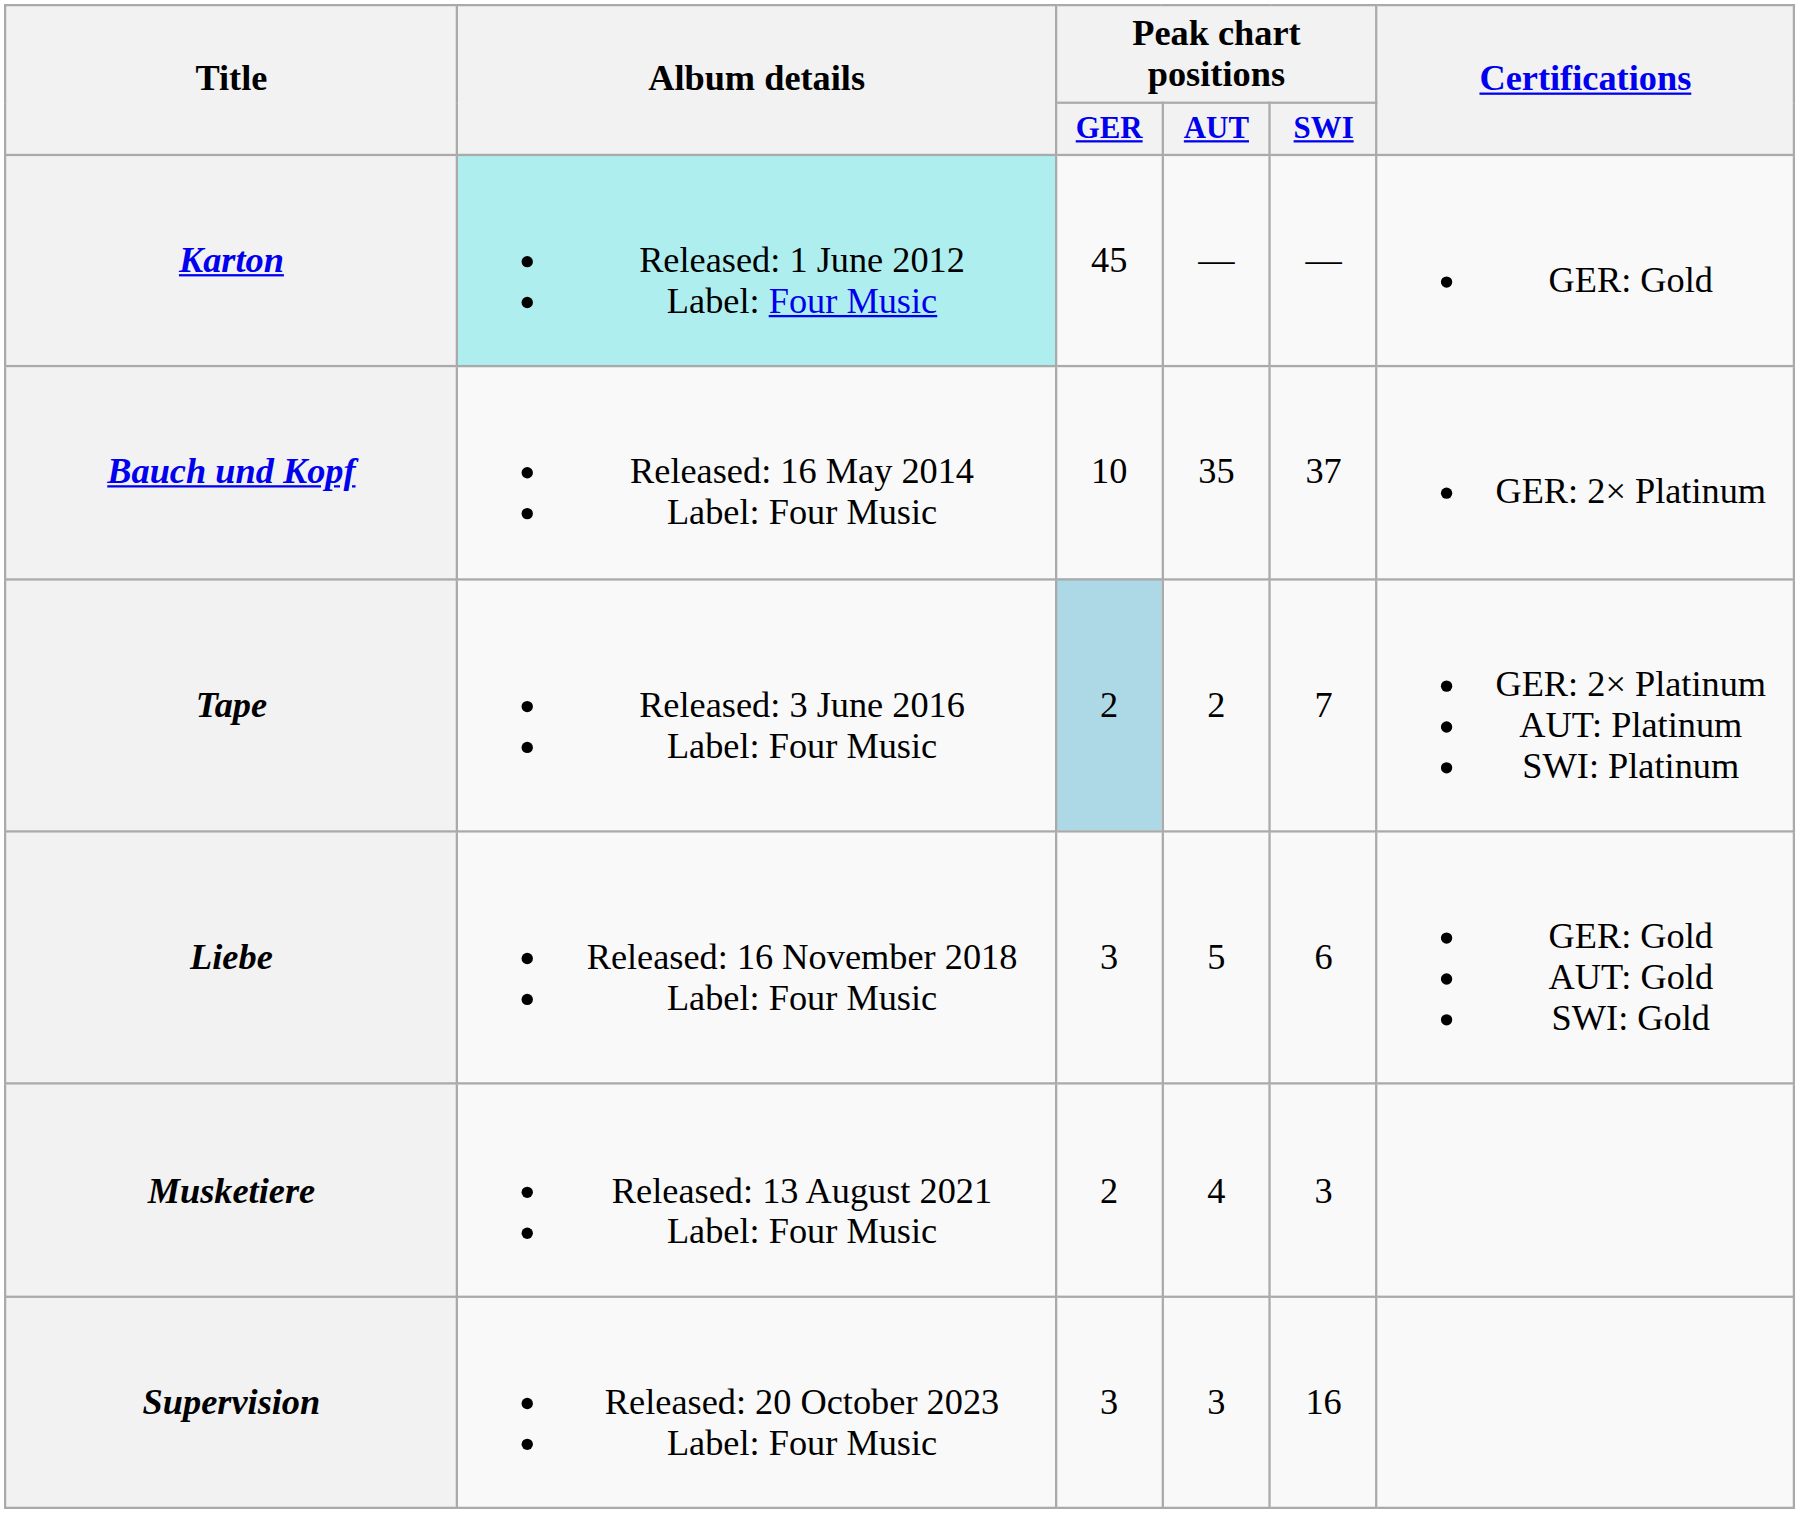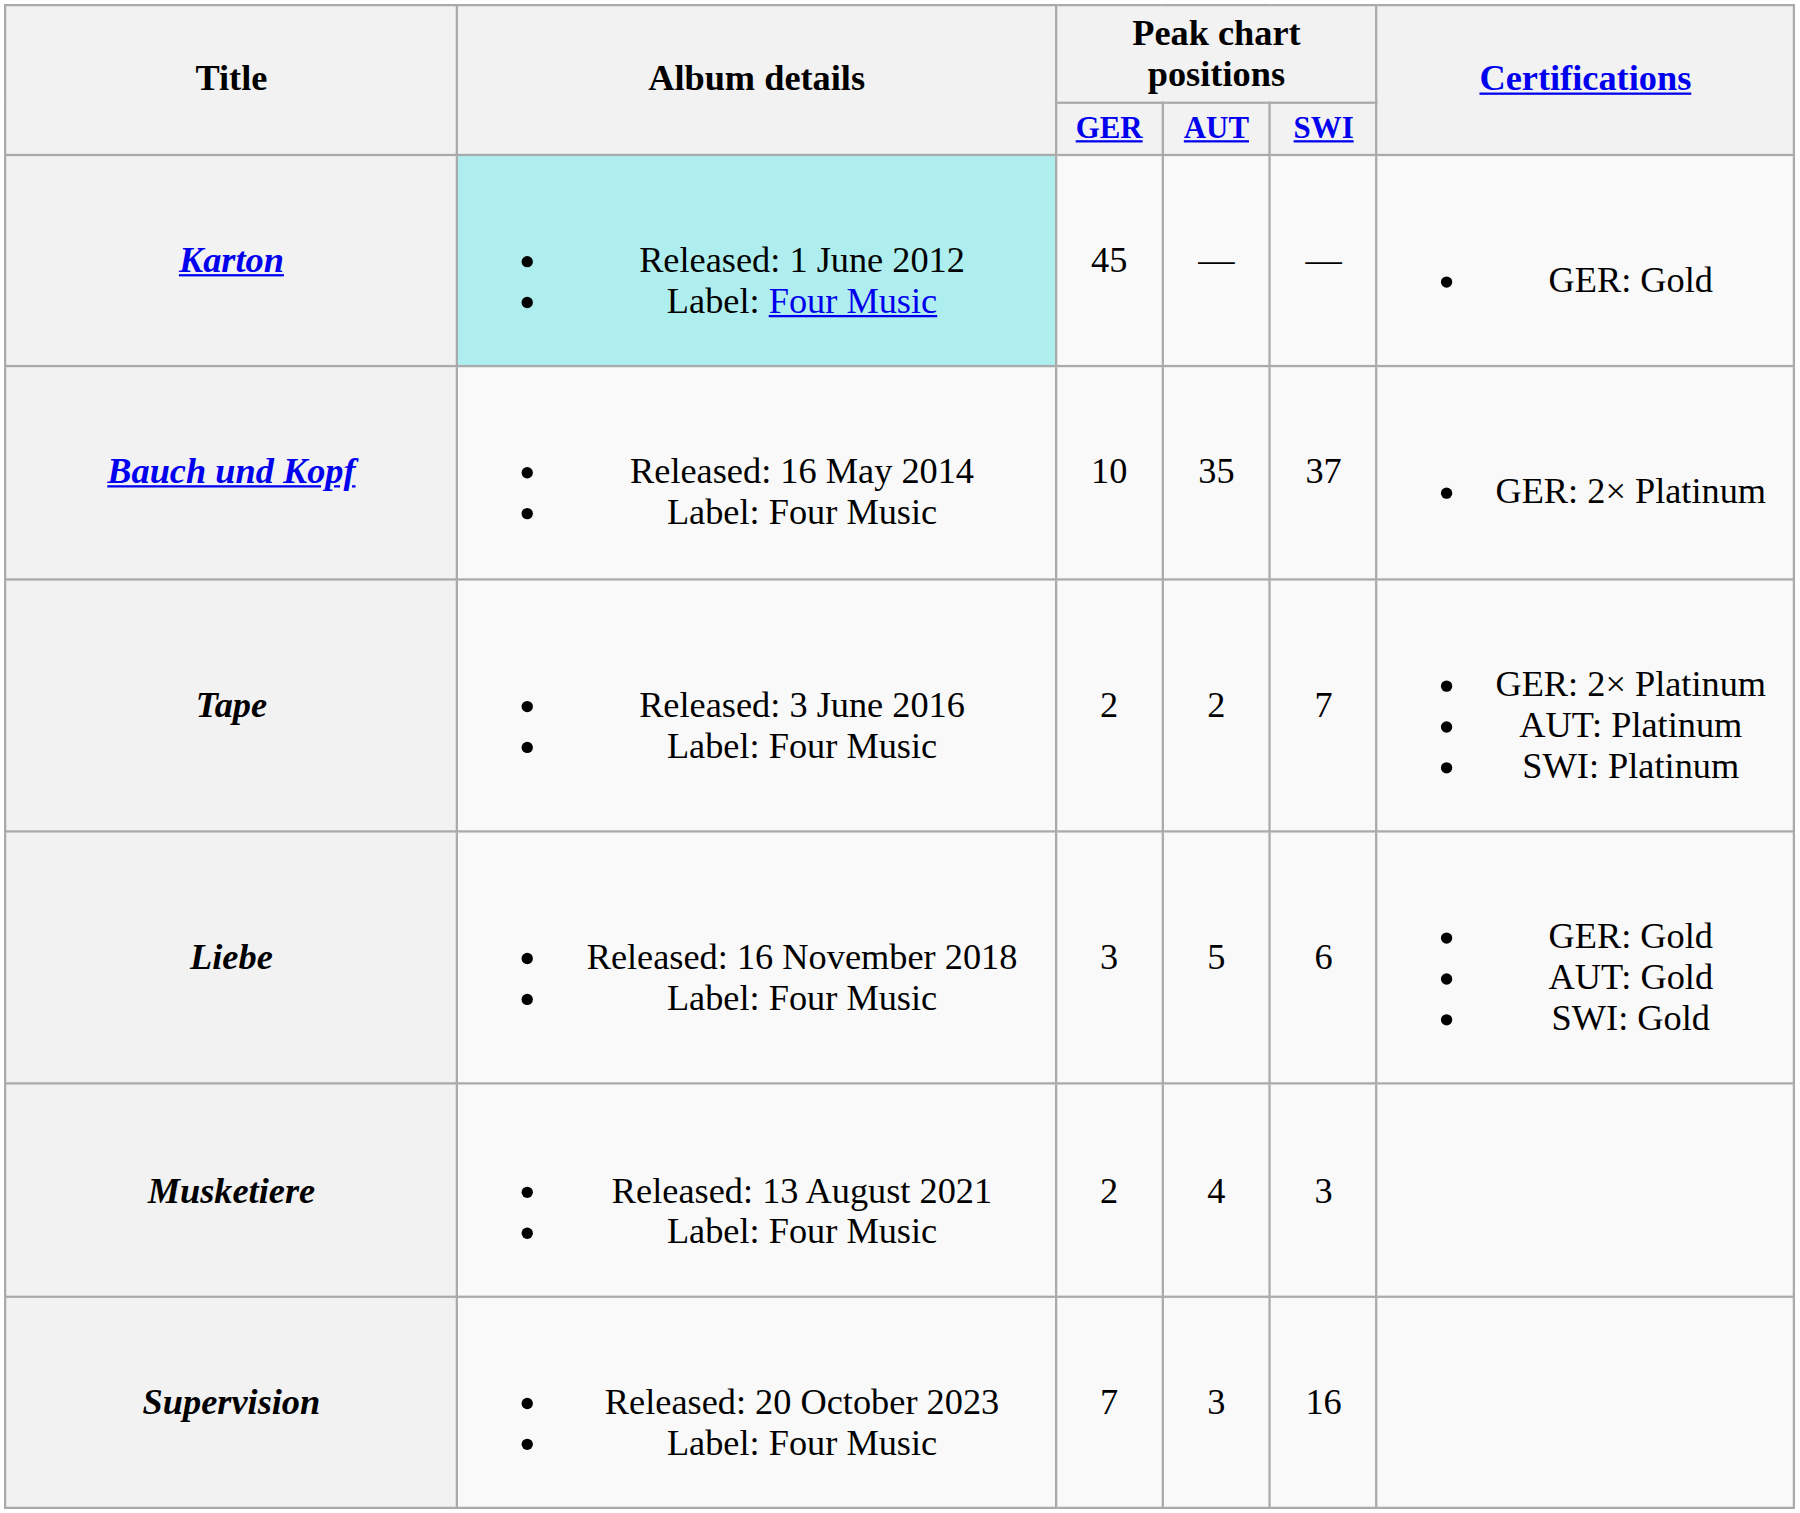(1109, 704) lightblue background -> (1109, 704) no background
(1109, 1401) 3 -> (1109, 1401) 7
